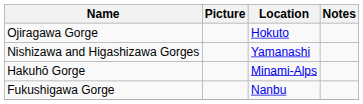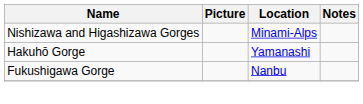- row: (52, 33)
(281, 52) Yamanashi -> (284, 33) Minami-Alps
(284, 71) Minami-Alps -> (281, 52) Yamanashi
